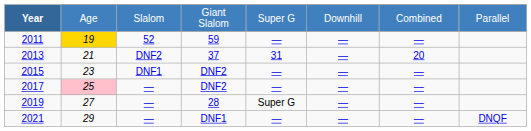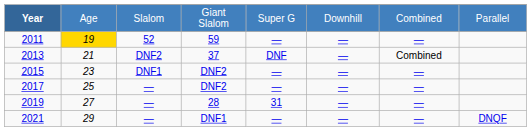(276, 55) 31 -> (276, 55) DNF
(419, 55) 20 -> (419, 55) Combined
(89, 87) pink background -> (89, 87) no background
(276, 103) Super G -> (276, 103) 31
